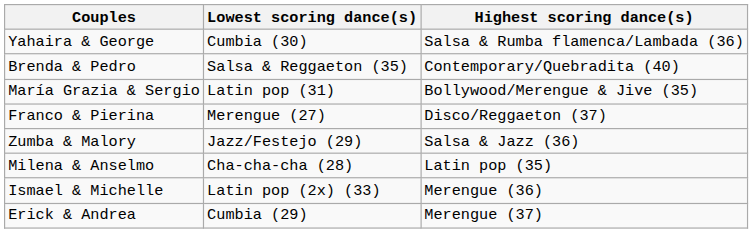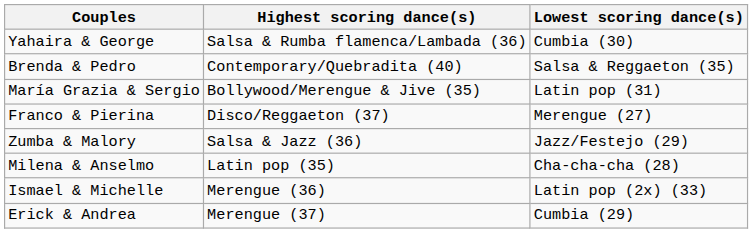columns swapped: (584, 17) <-> (312, 17)
